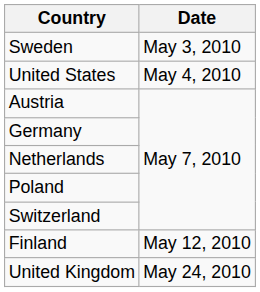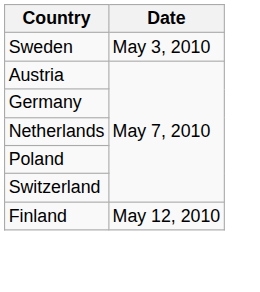- row: (62, 74)
- row: (72, 272)
